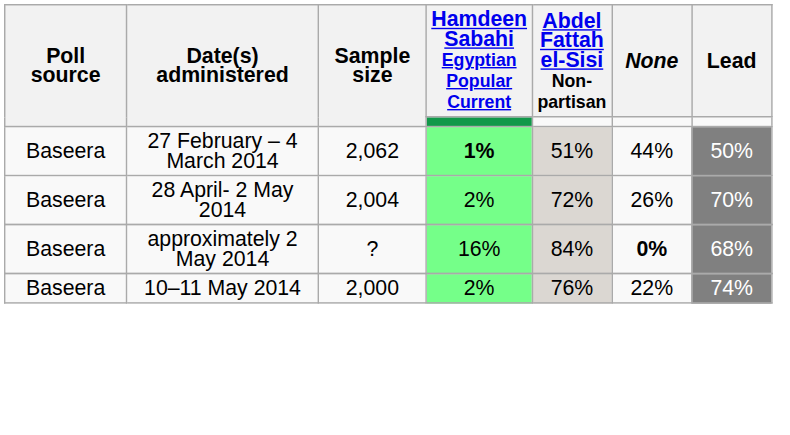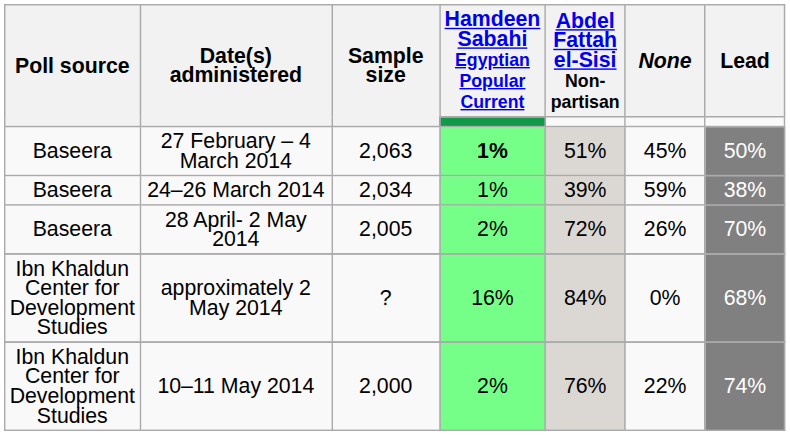(372, 151) 2,062 -> (386, 151) 2,063
(652, 151) 44% -> (665, 151) 45%
+ row: (236, 190)
(372, 200) 2,004 -> (386, 229) 2,005
(66, 249) Baseera -> (72, 298) Ibn Khaldun Center for Development Studies
(652, 249) bold -> (665, 298) normal
(66, 288) Baseera -> (72, 386) Ibn Khaldun Center for Development Studies
